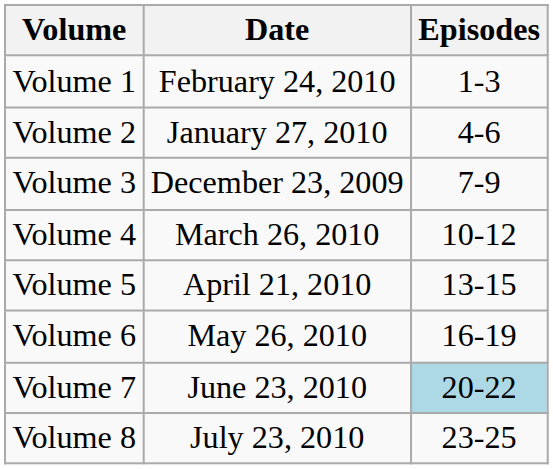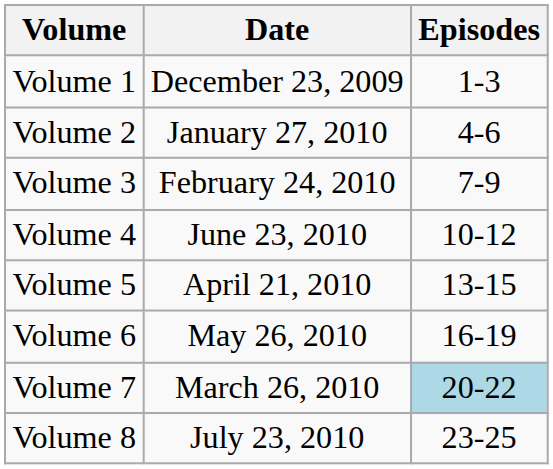(277, 81) February 24, 2010 -> (277, 81) December 23, 2009
(277, 183) December 23, 2009 -> (277, 183) February 24, 2010
(277, 234) March 26, 2010 -> (277, 234) June 23, 2010
(277, 387) June 23, 2010 -> (277, 387) March 26, 2010
